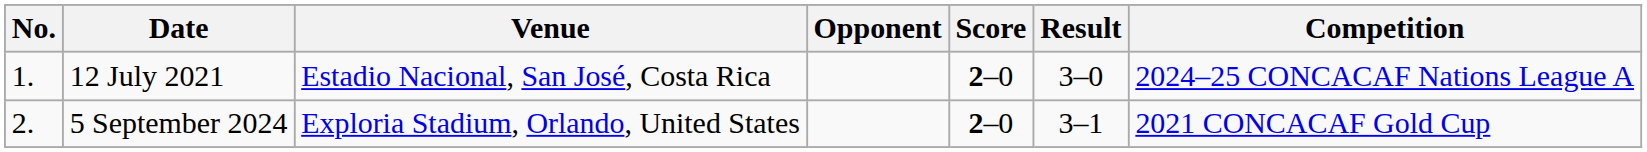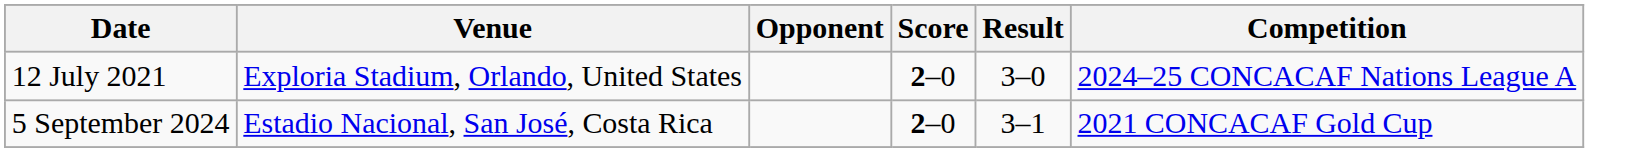- column: (34, 28)
(536, 75) Estadio Nacional, San José, Costa Rica -> (493, 75) Exploria Stadium, Orlando, United States
(550, 123) Exploria Stadium, Orlando, United States -> (478, 123) Estadio Nacional, San José, Costa Rica
